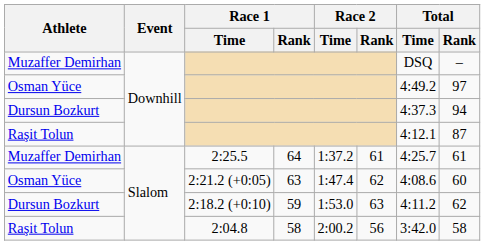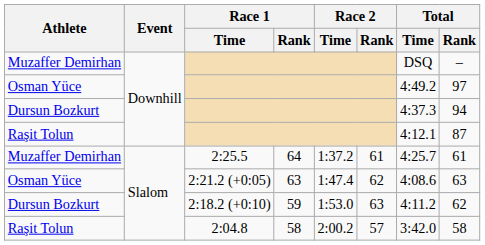(459, 181) 60 -> (459, 181) 63
(377, 228) 56 -> (377, 228) 57
